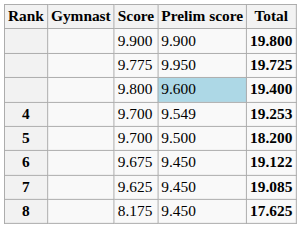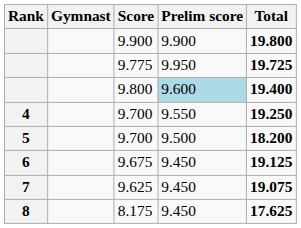(179, 114) 9.549 -> (179, 114) 9.550
(271, 114) 19.253 -> (271, 114) 19.250
(271, 162) 19.122 -> (271, 162) 19.125
(271, 187) 19.085 -> (271, 187) 19.075
